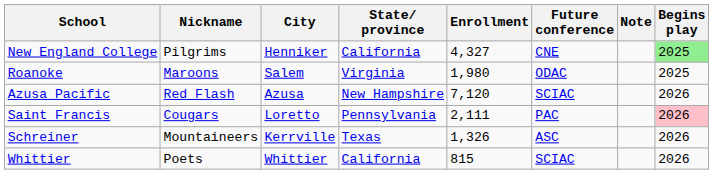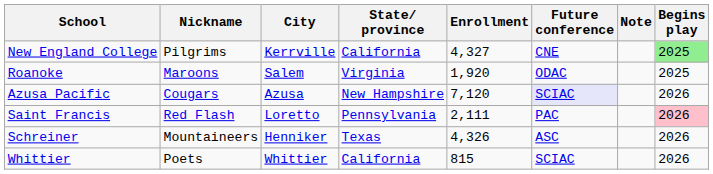(296, 52) Henniker -> (300, 52) Kerrville
(470, 73) 1,980 -> (470, 73) 1,920
(199, 95) Red Flash -> (191, 95) Cougars
(555, 95) no background -> (555, 95) lavender background
(191, 116) Cougars -> (199, 116) Red Flash
(300, 137) Kerrville -> (296, 137) Henniker
(470, 137) 1,326 -> (470, 137) 4,326
